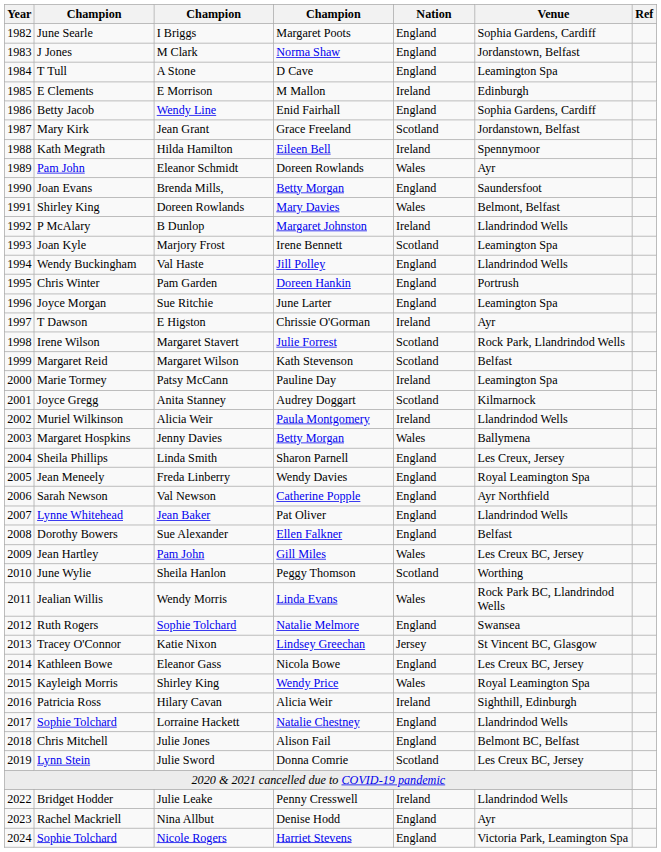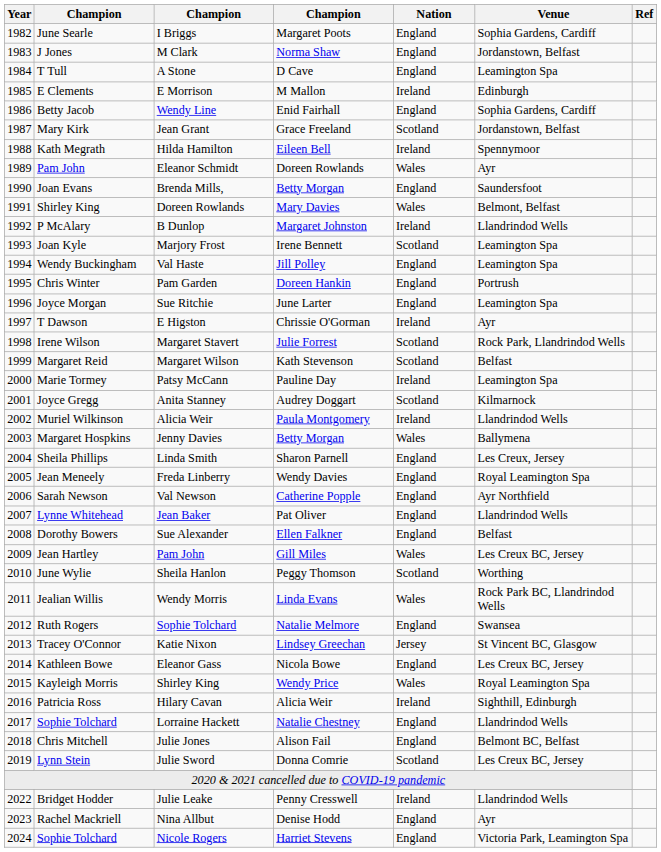(523, 264) Llandrindod Wells -> (518, 264) Leamington Spa
